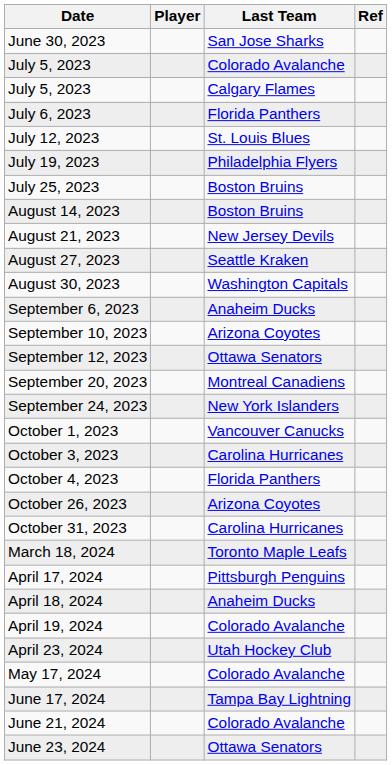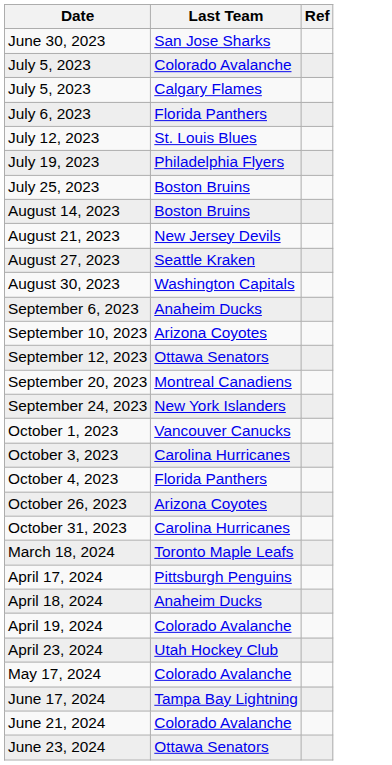- column: (177, 16)
